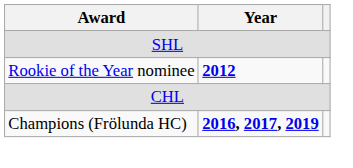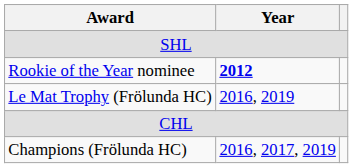+ row: (110, 96)
(261, 123) bold -> (278, 149) normal
